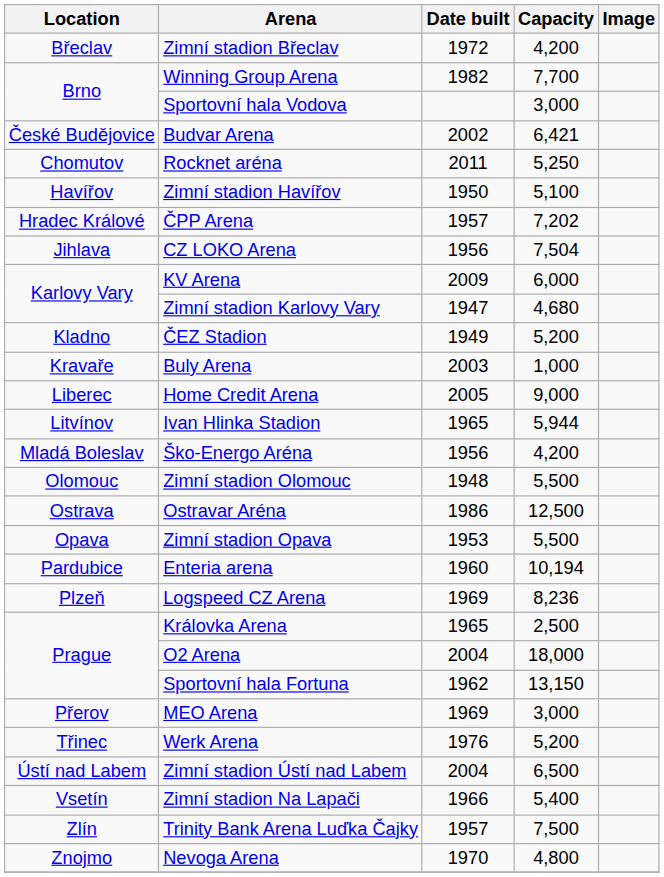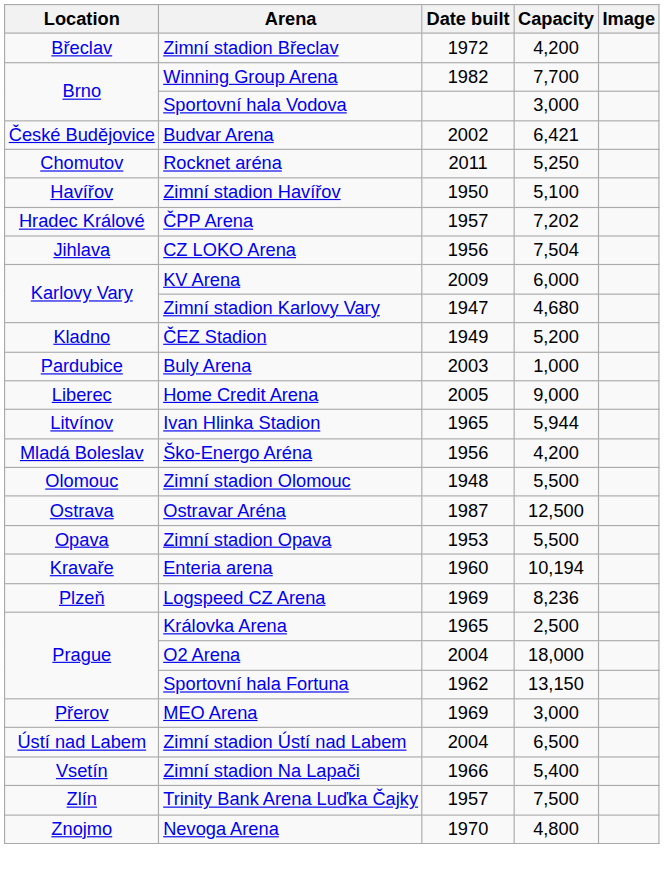(82, 366) Kravaře -> (82, 366) Pardubice
(468, 510) 1986 -> (468, 510) 1987
(82, 568) Pardubice -> (82, 568) Kravaře
- row: (211, 742)
